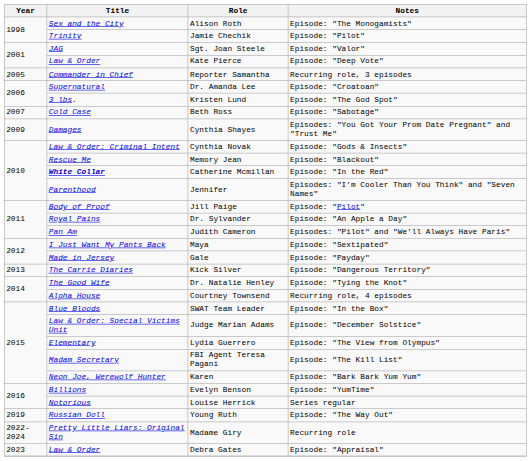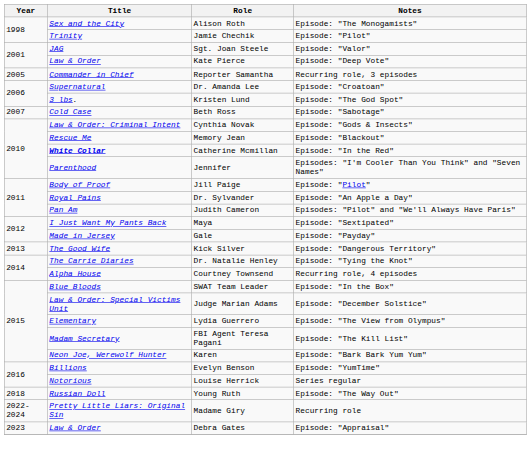- row: (223, 130)
(91, 270) The Carrie Diaries -> (80, 248) The Good Wife
(79, 283) The Good Wife -> (91, 261) The Carrie Diaries
(16, 415) 2019 -> (16, 394) 2018
